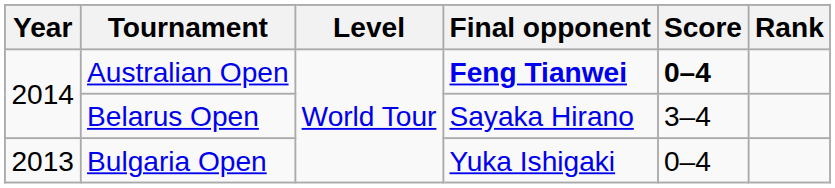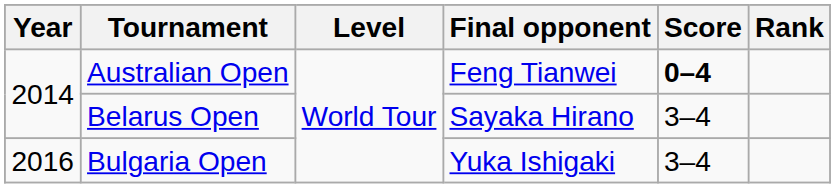(538, 72) bold -> (533, 72) normal
(43, 161) 2013 -> (43, 161) 2016
(687, 161) 0–4 -> (687, 161) 3–4
